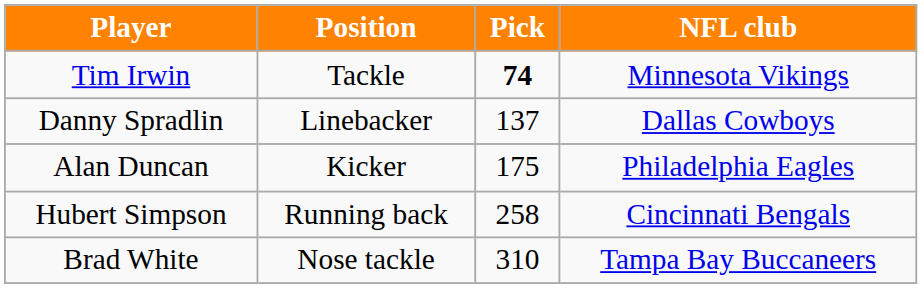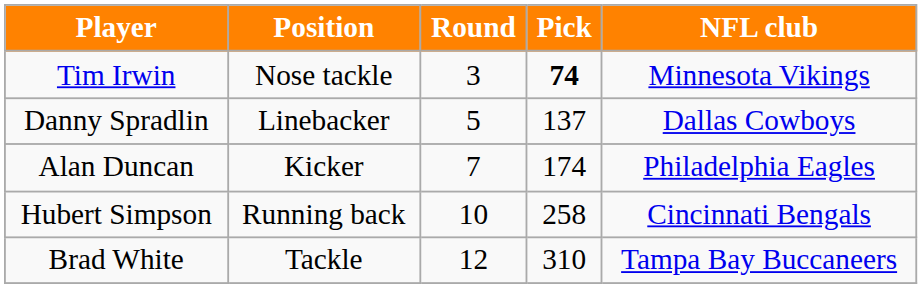+ column: (473, 27)
(366, 74) Tackle -> (324, 74) Nose tackle
(517, 167) 175 -> (564, 167) 174
(366, 259) Nose tackle -> (324, 259) Tackle
